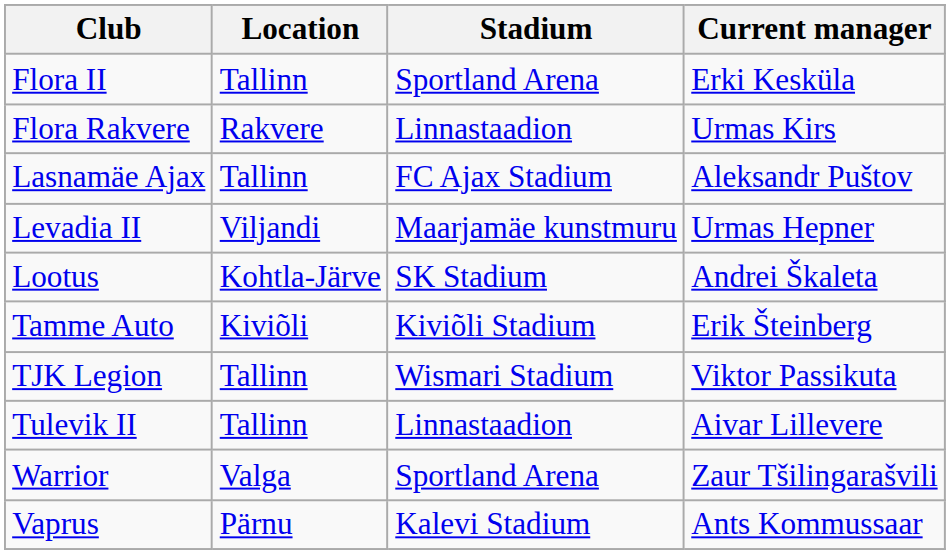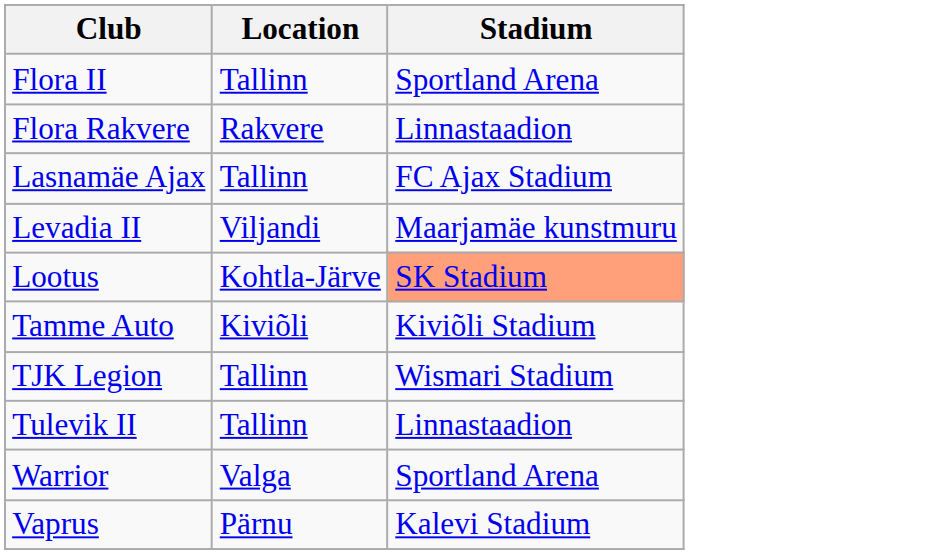- column: (814, 29)
(471, 276) no background -> (471, 276) lightsalmon background
